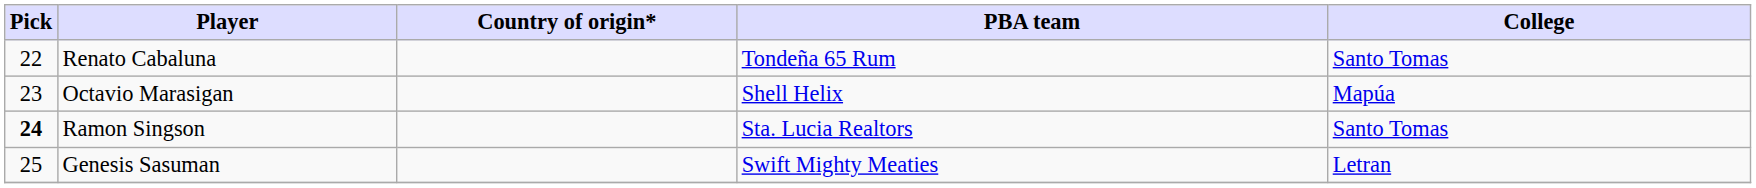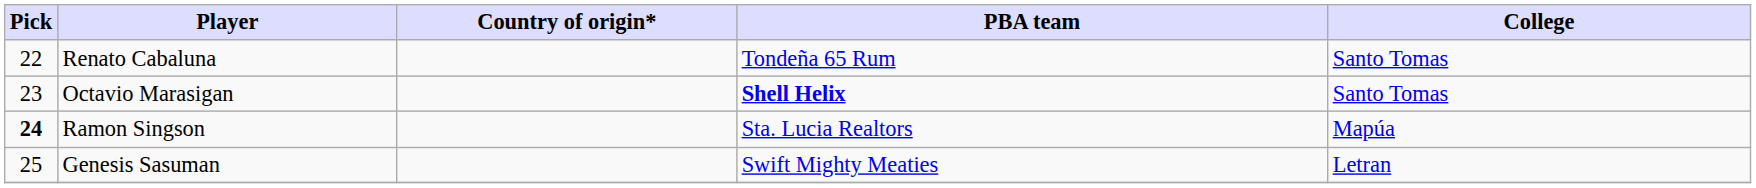(792, 93) normal -> (794, 93) bold
(1364, 93) Mapúa -> (1391, 93) Santo Tomas
(1391, 128) Santo Tomas -> (1364, 128) Mapúa
